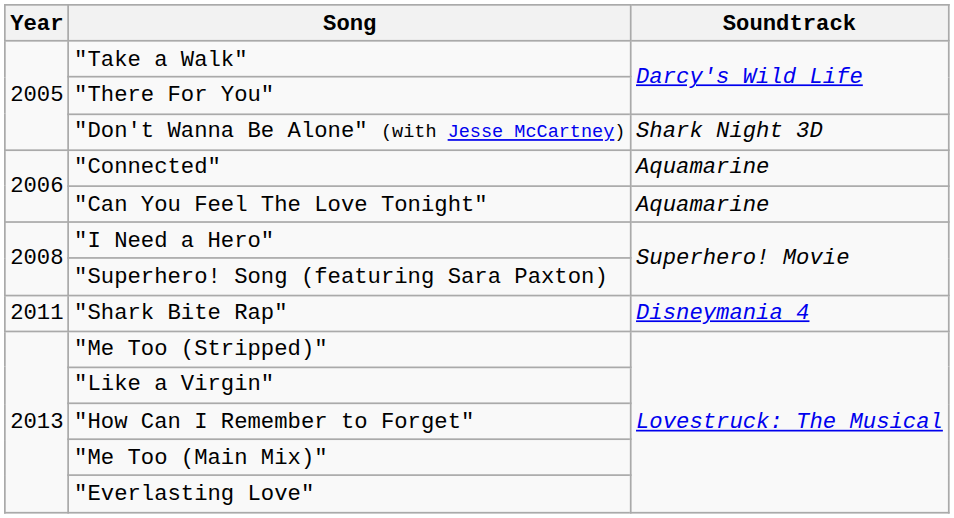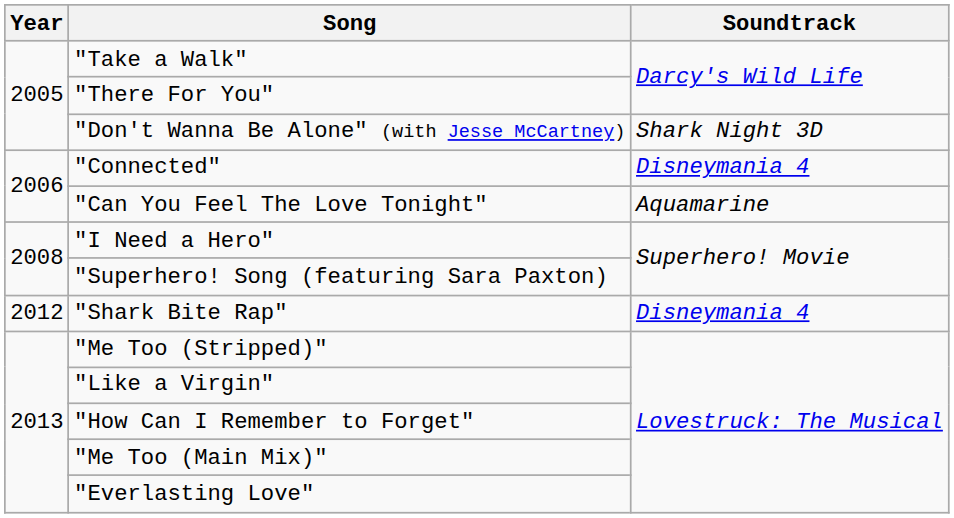(703, 168) Aquamarine -> (723, 168) Disneymania 4
(37, 313) 2011 -> (37, 313) 2012
